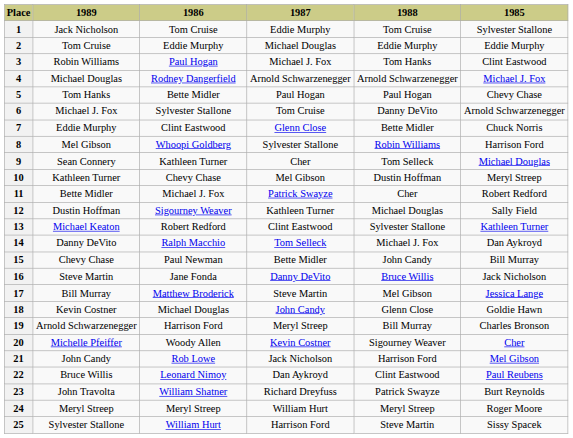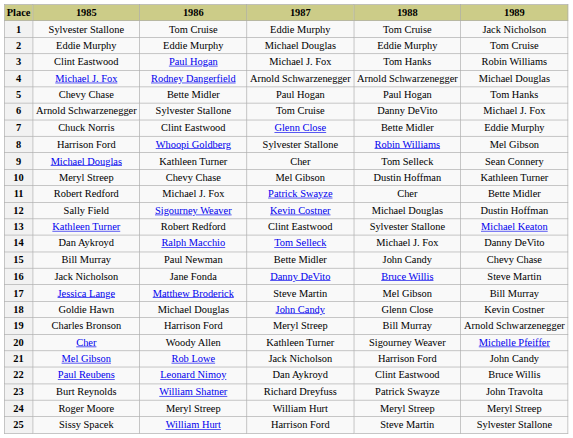columns swapped: (514, 12) <-> (86, 12)
(300, 210) Kathleen Turner -> (300, 210) Kevin Costner
(300, 342) Kevin Costner -> (300, 342) Kathleen Turner
